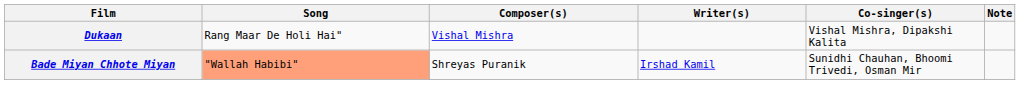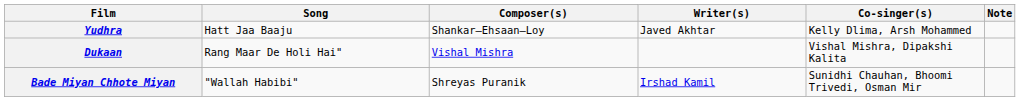+ row: (103, 30)
(251, 65) lightsalmon background -> (251, 82) no background
